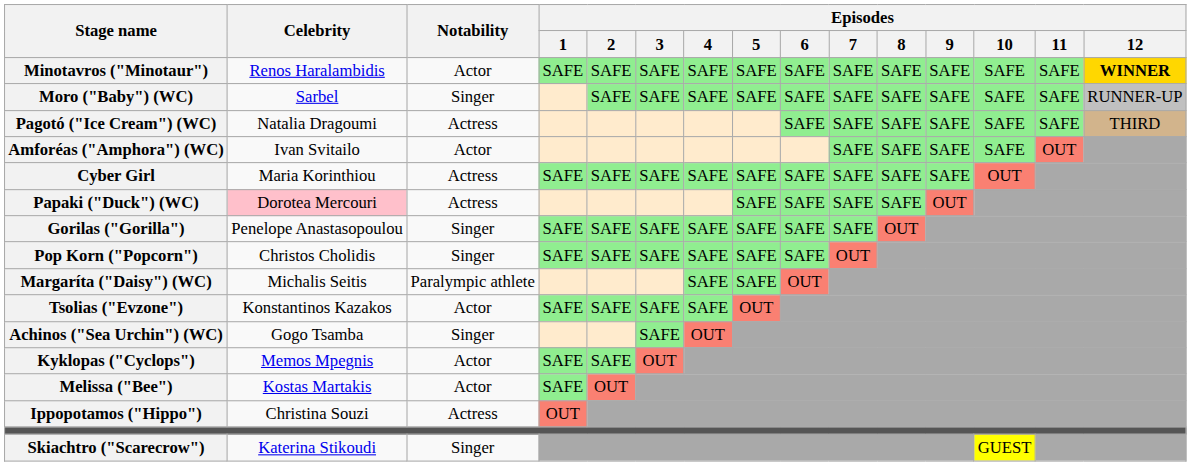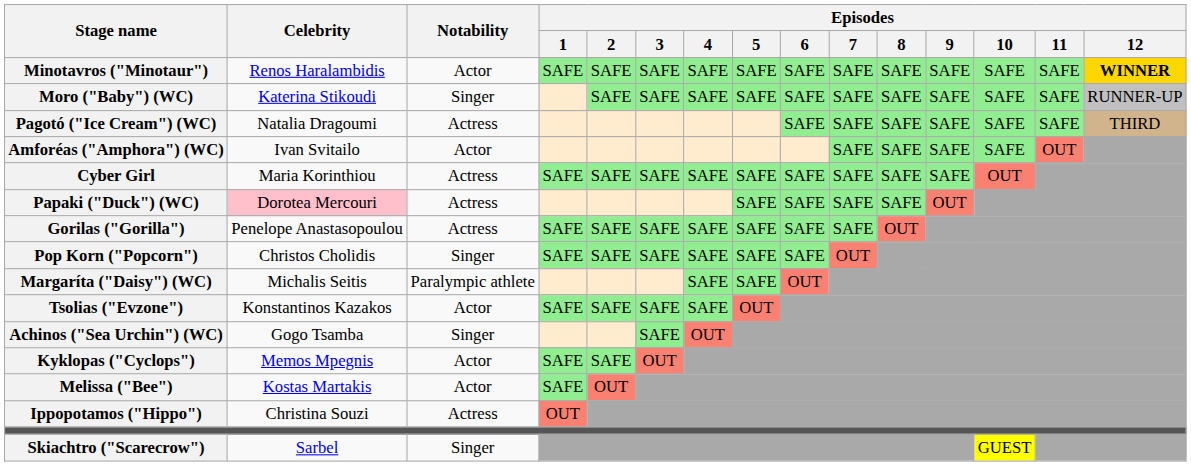(317, 96) Sarbel -> (317, 96) Katerina Stikoudi
(473, 228) Singer -> (473, 228) Actress
(317, 447) Katerina Stikoudi -> (317, 447) Sarbel
